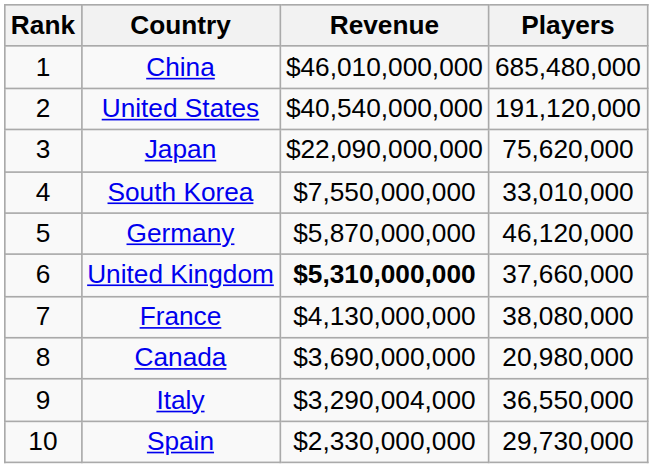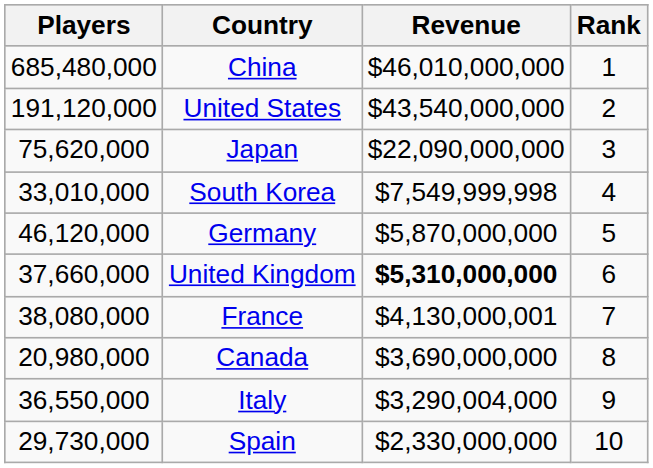columns swapped: (43, 25) <-> (568, 25)
(384, 108) $40,540,000,000 -> (466, 108) $43,540,000,000
(384, 191) $7,550,000,000 -> (466, 191) $7,549,999,998
(384, 316) $4,130,000,000 -> (466, 316) $4,130,000,001
